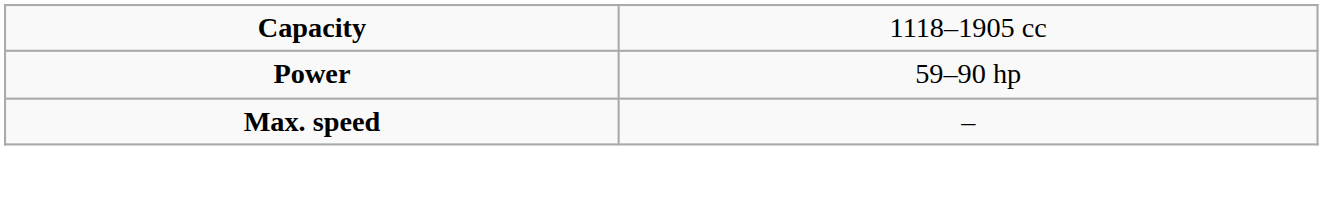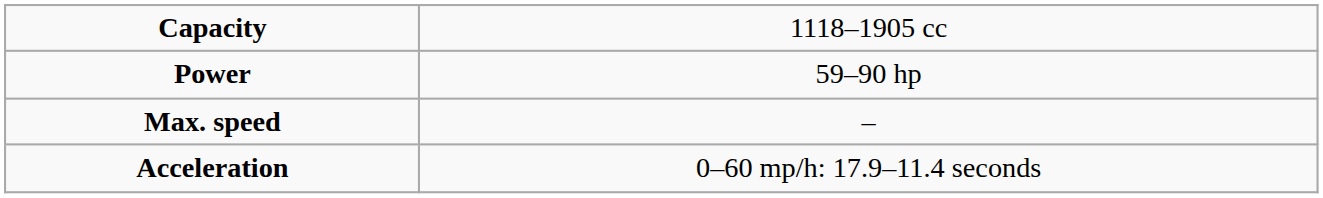+ row: (212, 167)
